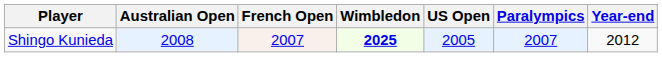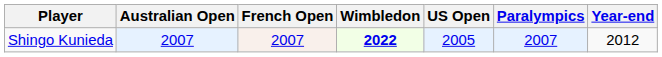(177, 39) 2008 -> (177, 39) 2007
(380, 39) 2025 -> (380, 39) 2022
